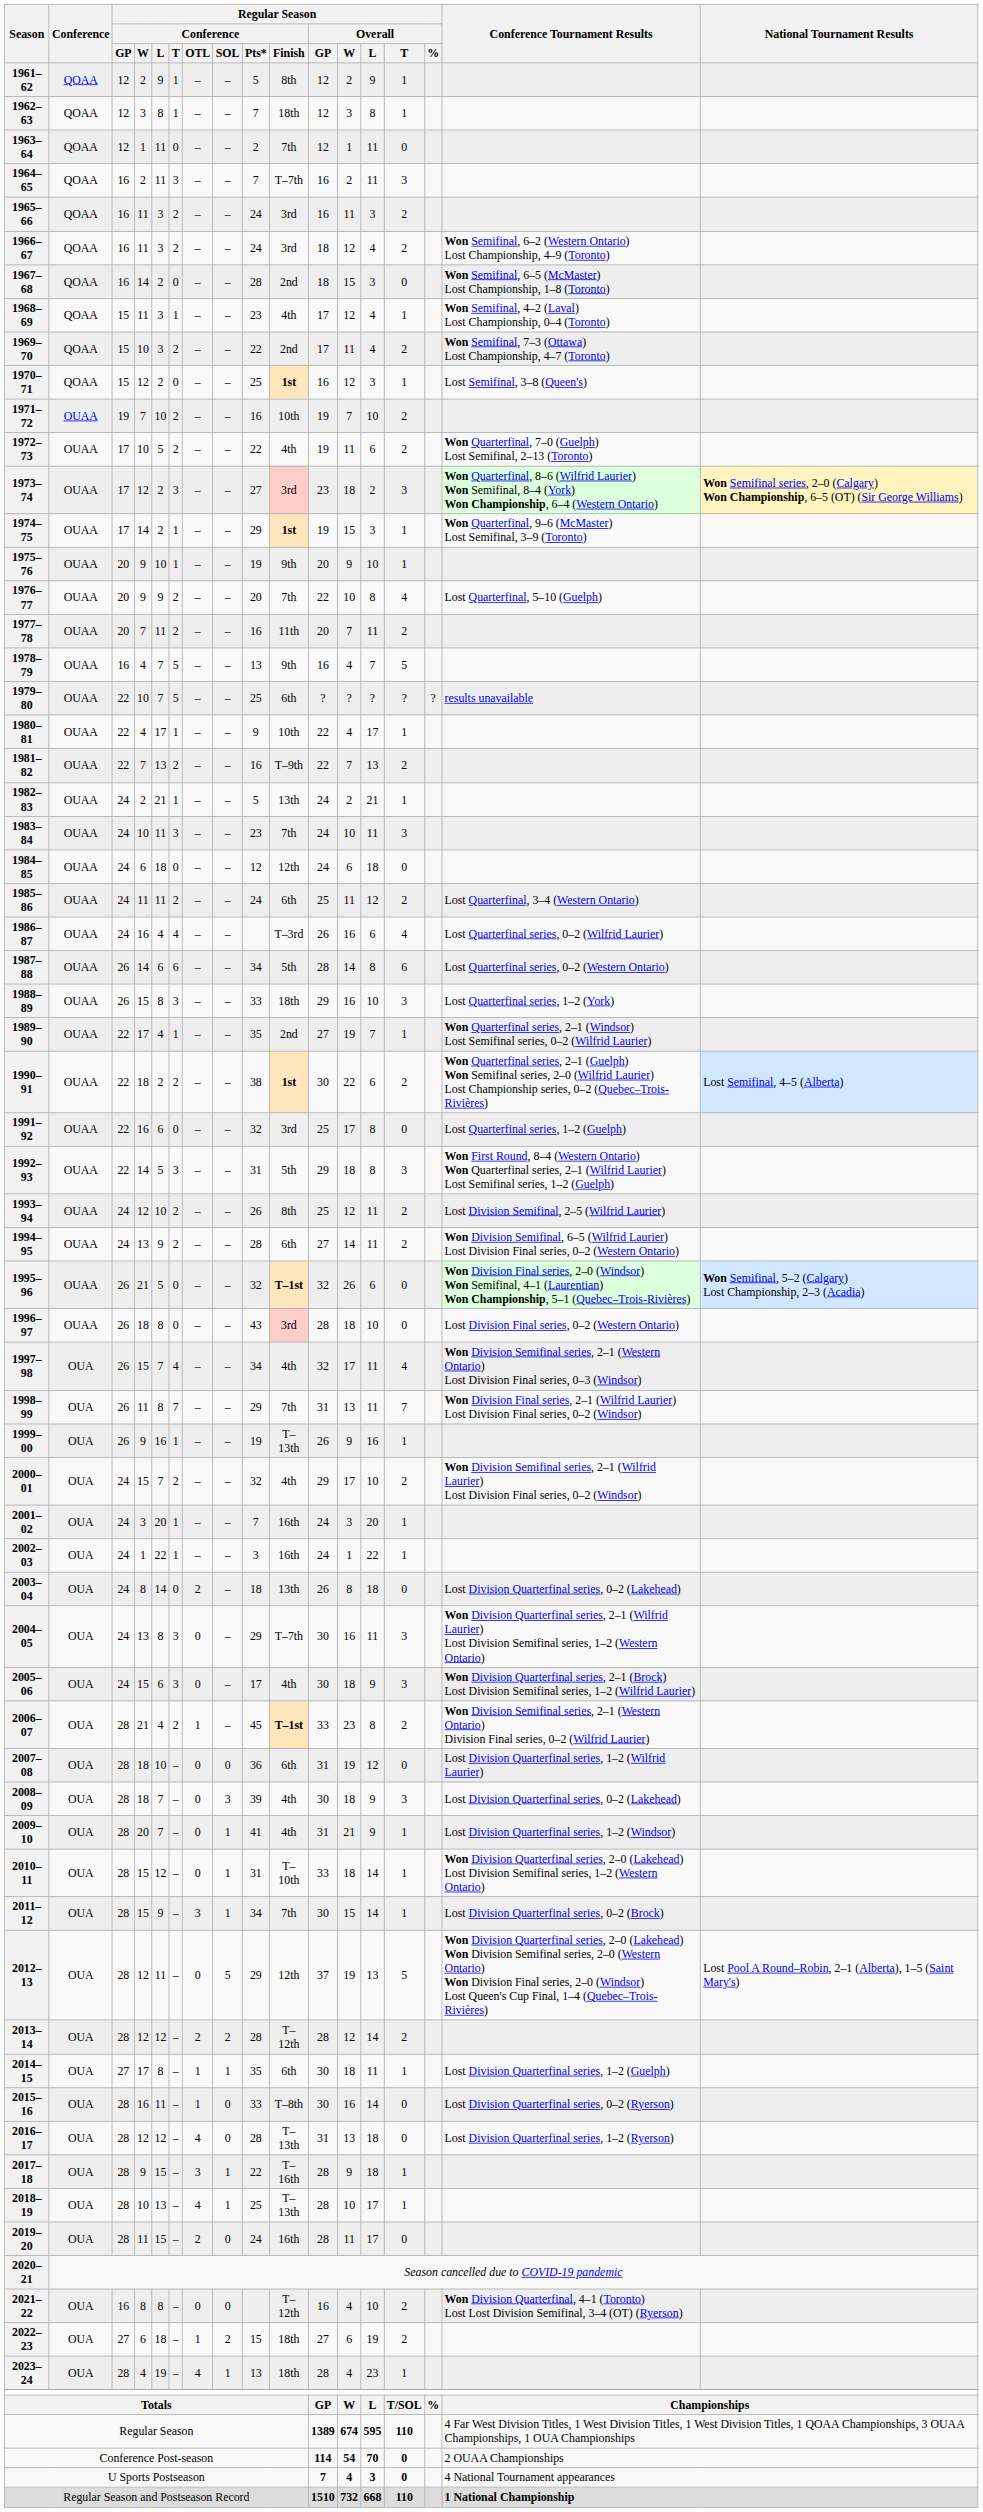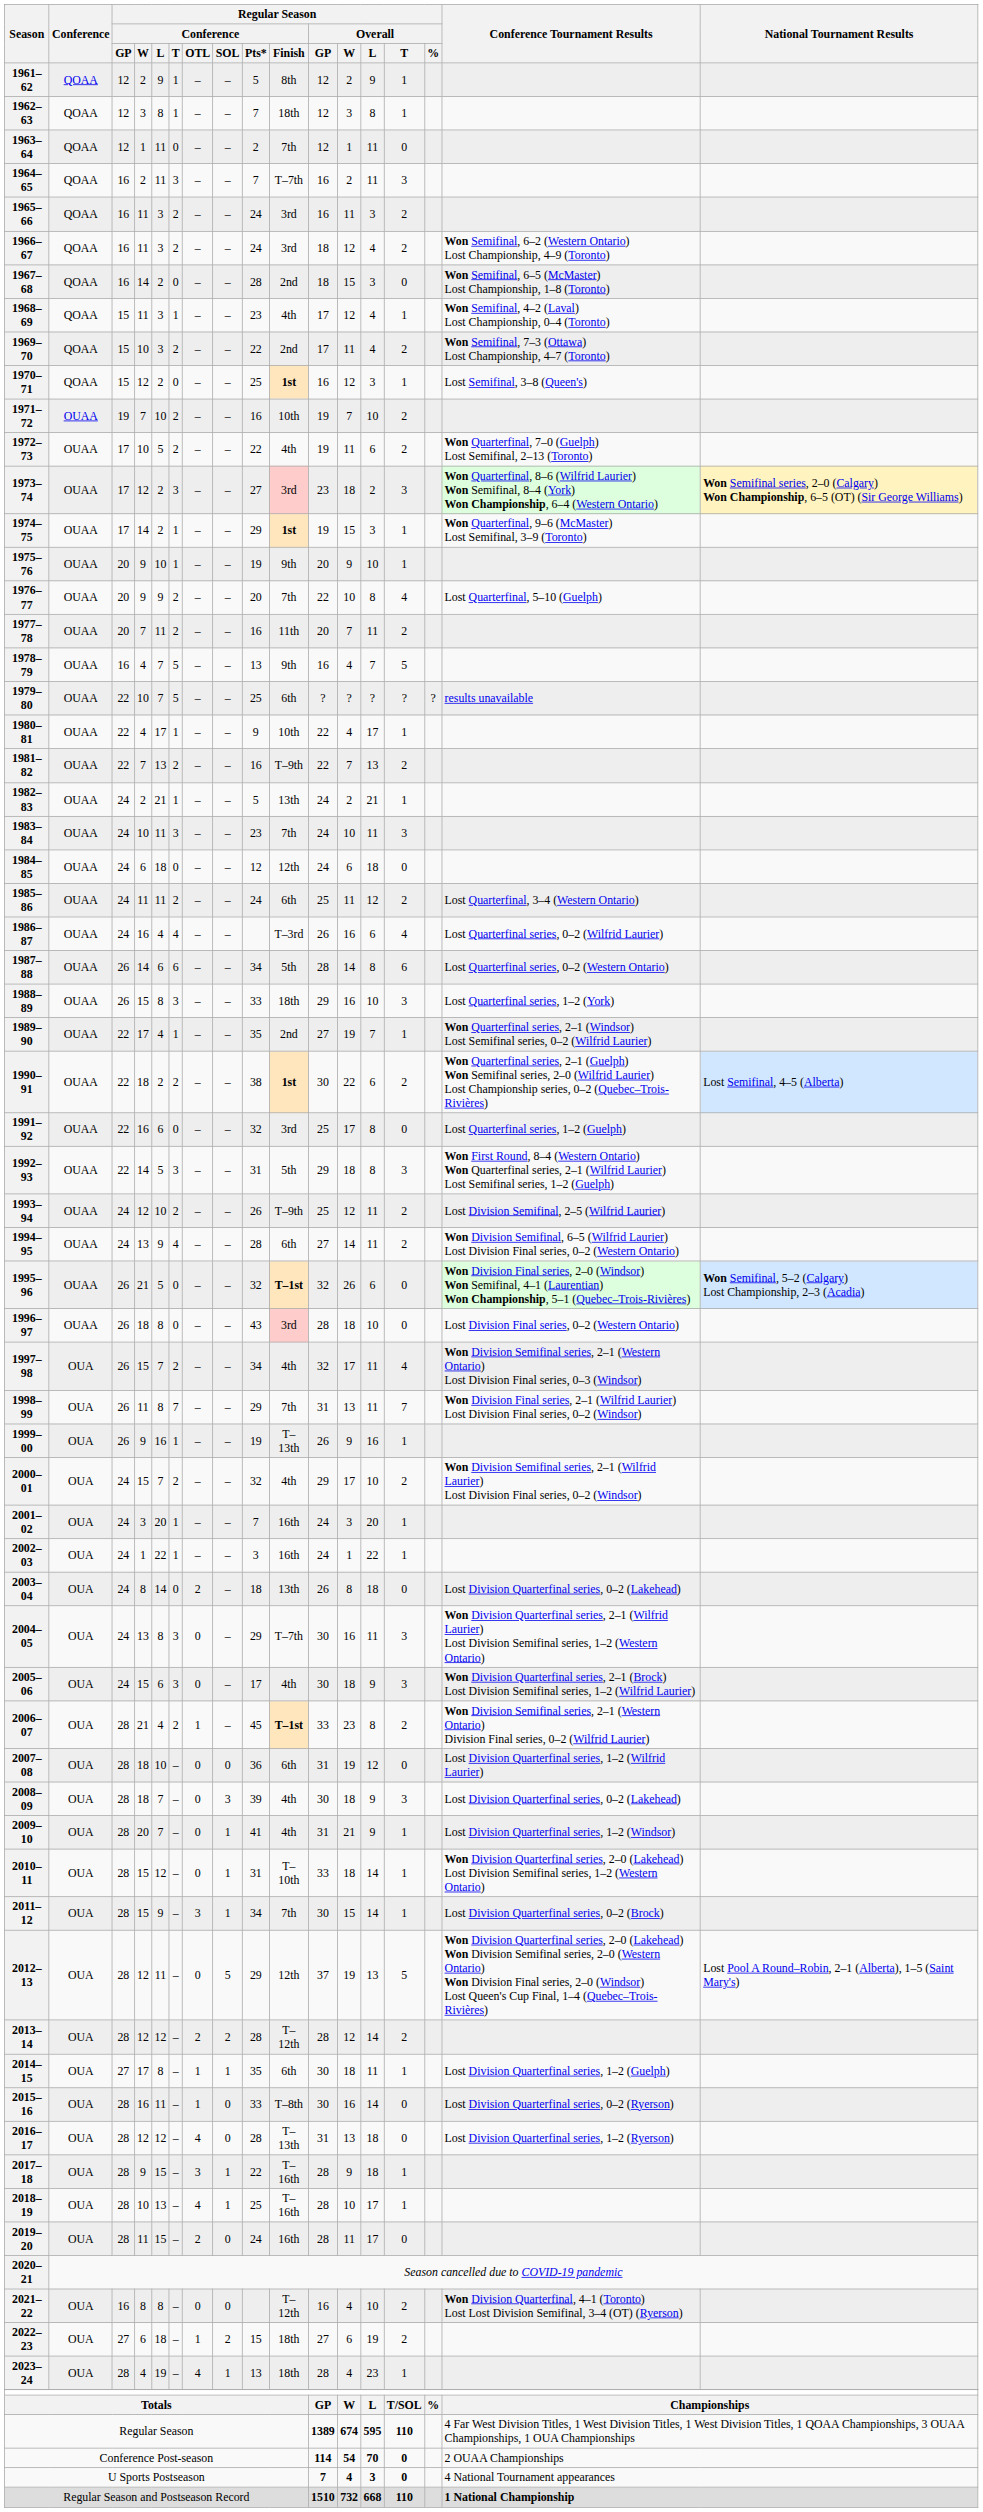(289, 1211) 8th -> (289, 1211) T–9th
(176, 1244) 2 -> (176, 1244) 4
(176, 1366) 4 -> (176, 1366) 2
(289, 2205) T–13th -> (289, 2205) T–16th
